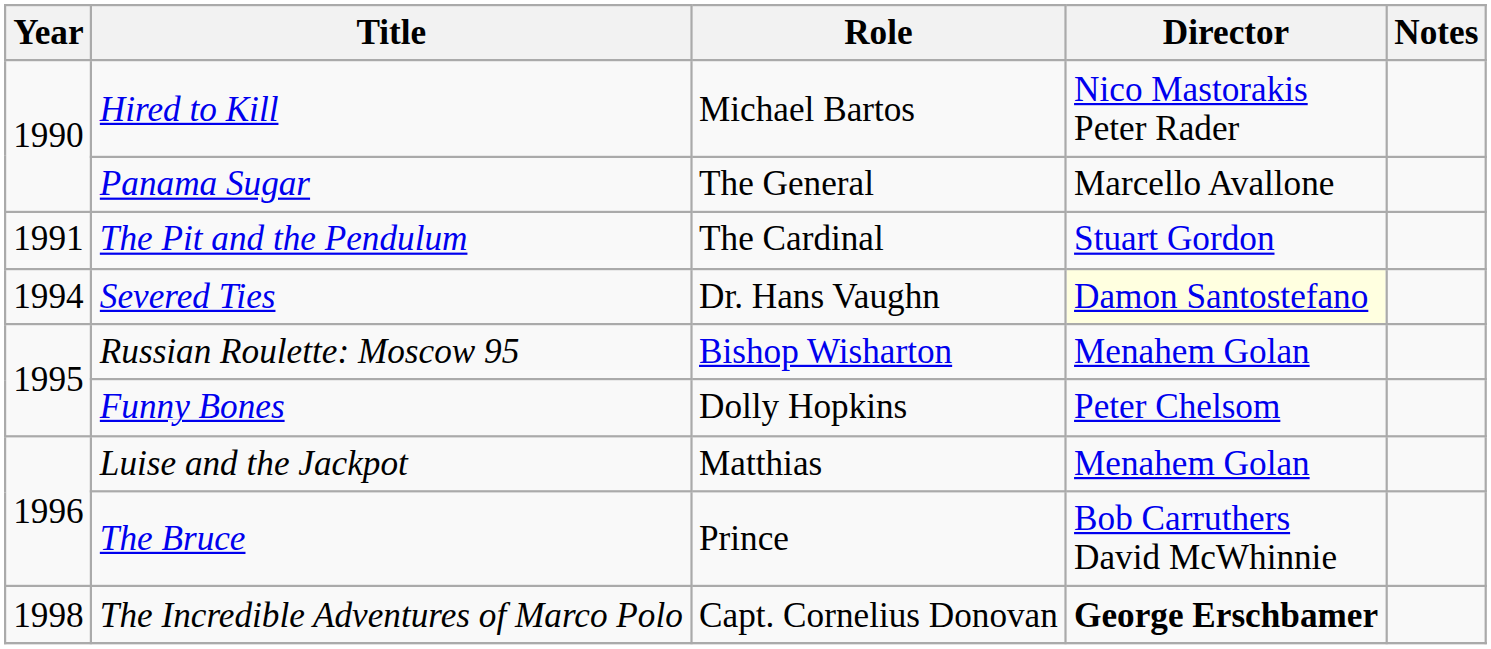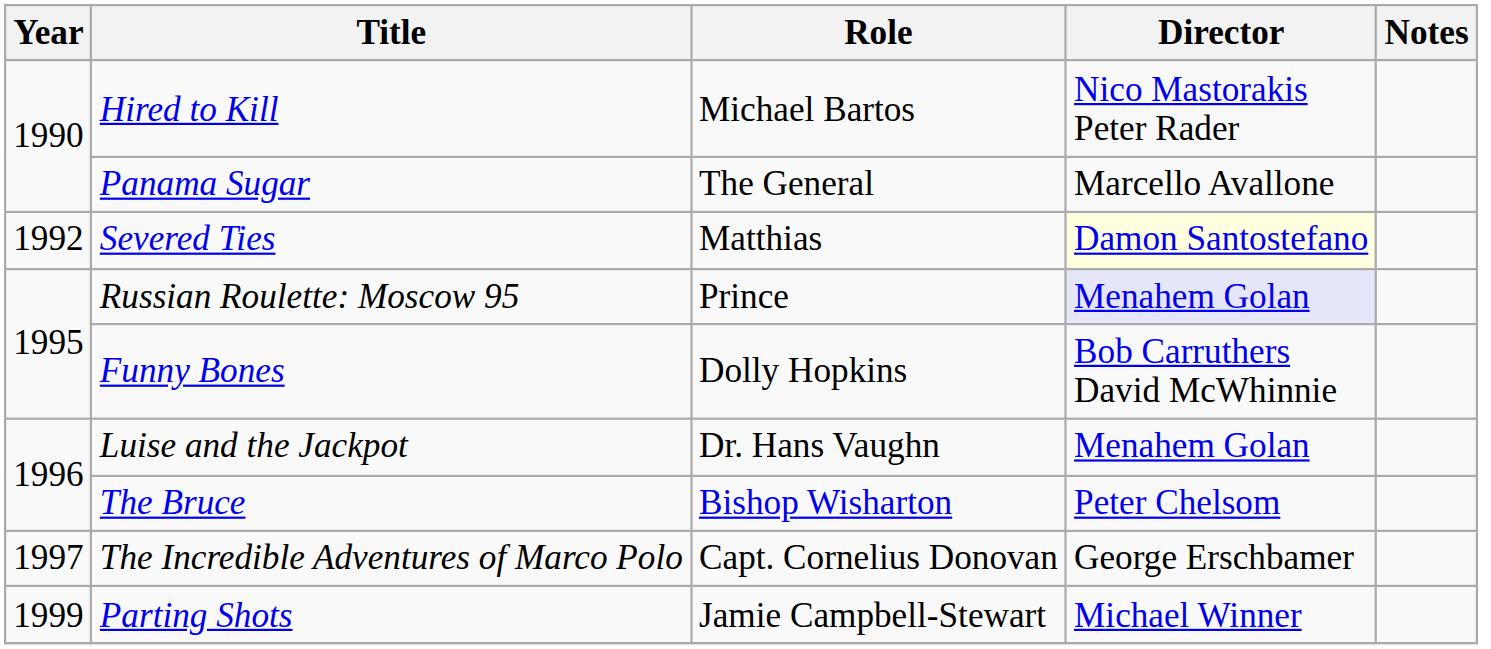- row: (284, 239)
(48, 295) 1994 -> (48, 239) 1992
(819, 295) Dr. Hans Vaughn -> (761, 239) Matthias
(826, 351) Bishop Wisharton -> (744, 295) Prince
(1192, 351) no background -> (1192, 295) lavender background
(1177, 406) Peter Chelsom -> (1206, 370) Bob Carruthers David McWhinnie
(761, 462) Matthias -> (819, 446) Dr. Hans Vaughn
(744, 538) Prince -> (826, 502) Bishop Wisharton
(1206, 538) Bob Carruthers David McWhinnie -> (1177, 502) Peter Chelsom
(48, 614) 1998 -> (48, 558) 1997
(1226, 614) bold -> (1214, 558) normal
+ row: (196, 614)
